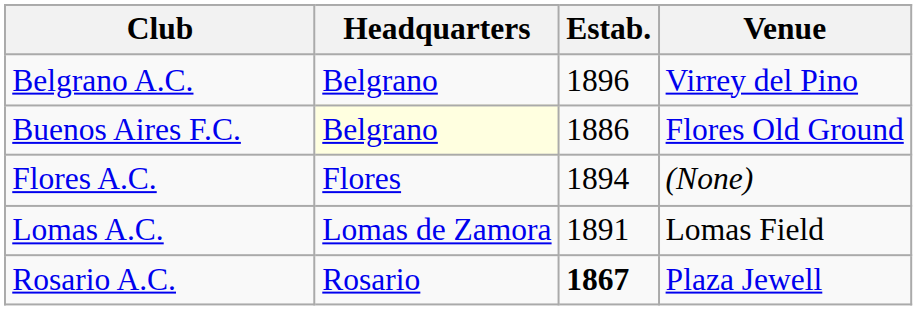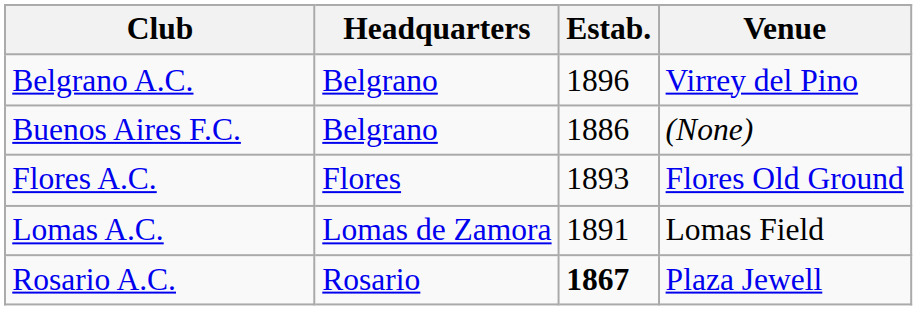(380, 129) lightyellow background -> (380, 129) no background
(785, 129) Flores Old Ground -> (709, 129) (None)
(598, 179) 1894 -> (598, 179) 1893
(709, 179) (None) -> (785, 179) Flores Old Ground
